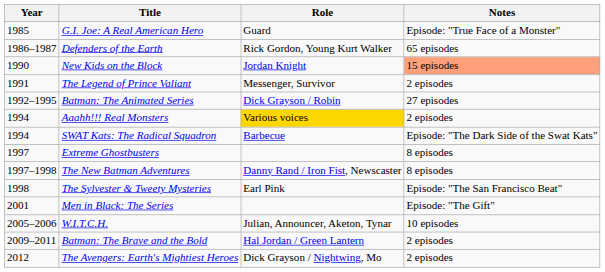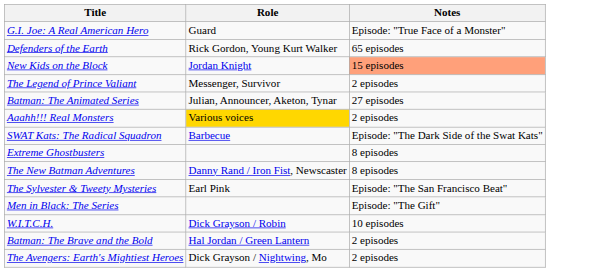- column: (32, 13)
(292, 100) Dick Grayson / Robin -> (263, 100) Julian, Announcer, Aketon, Tynar
(317, 223) Julian, Announcer, Aketon, Tynar -> (237, 223) Dick Grayson / Robin
